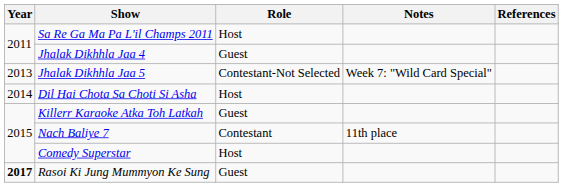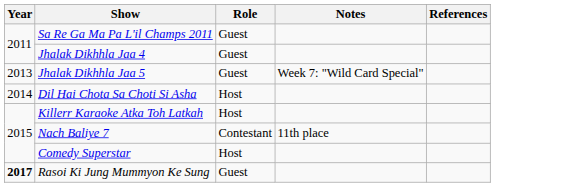(230, 34) Host -> (233, 34) Guest
(279, 73) Contestant-Not Selected -> (233, 73) Guest
(233, 113) Guest -> (230, 113) Host
